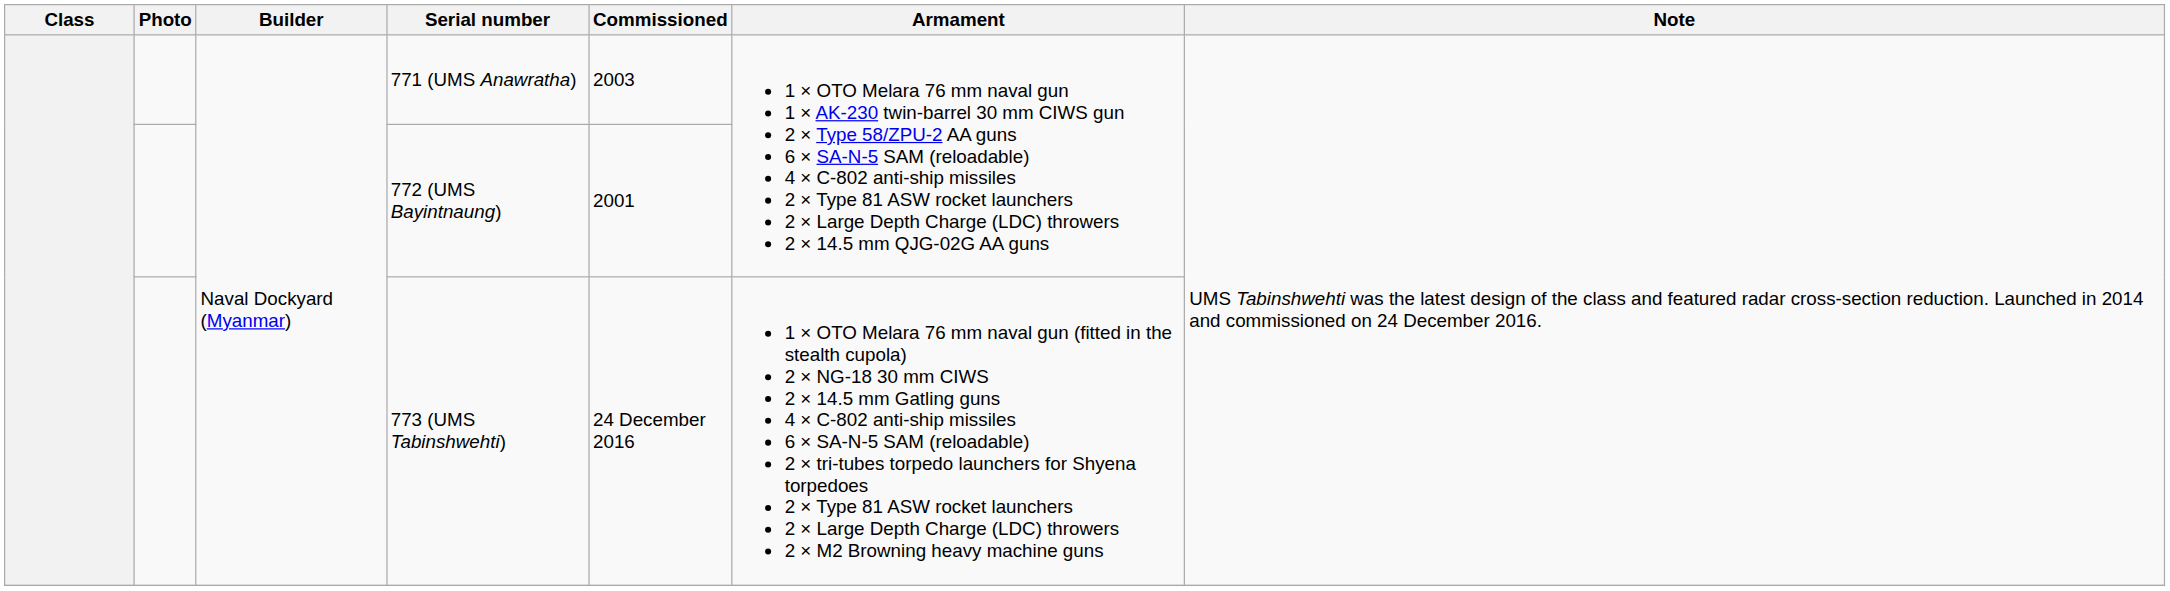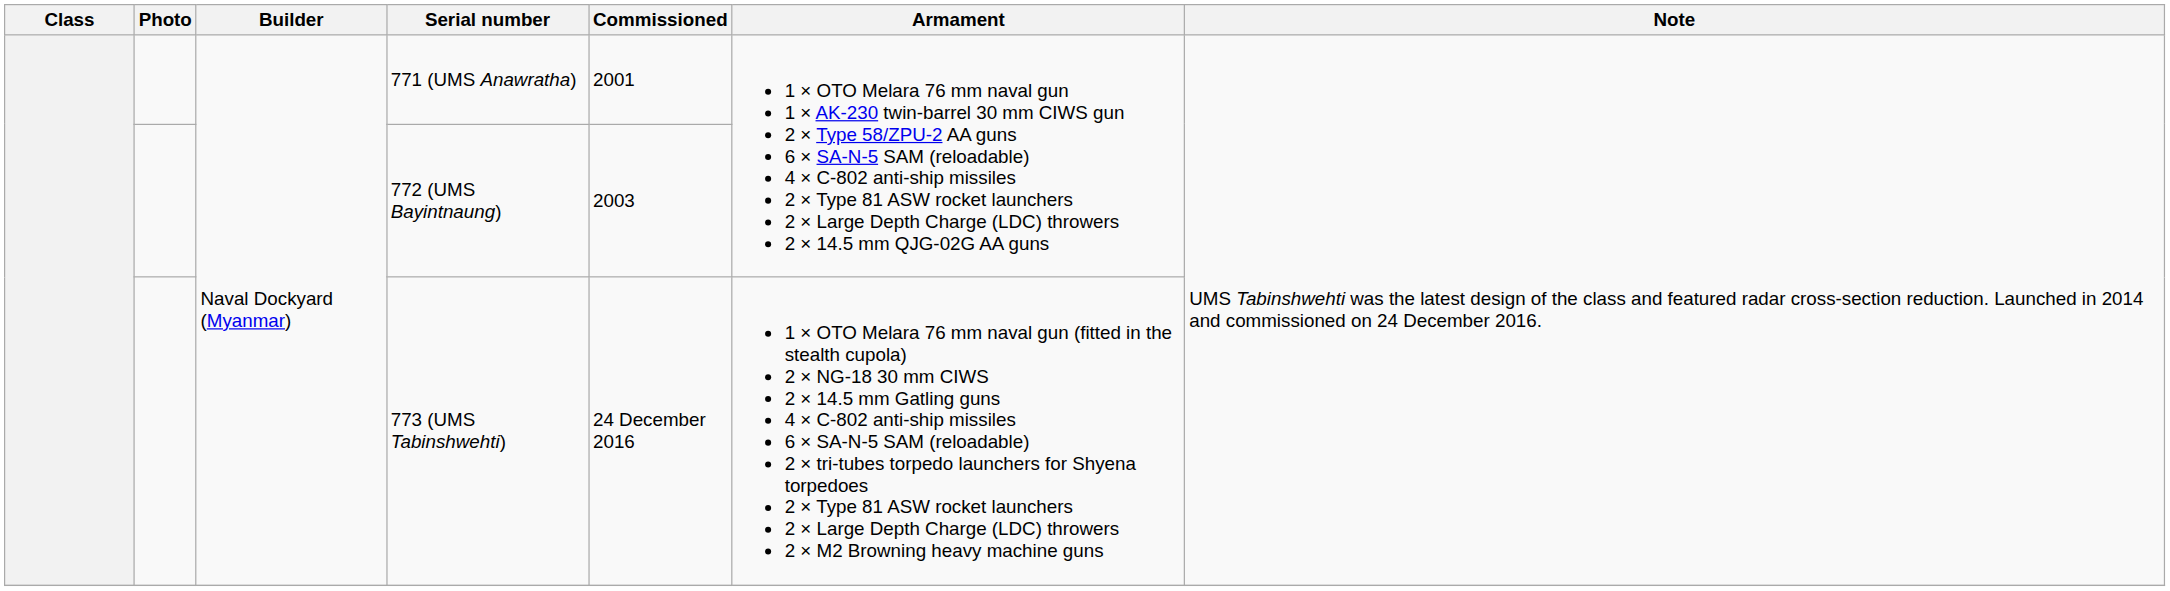(614, 79) 2003 -> (614, 79) 2001
(614, 200) 2001 -> (614, 200) 2003
